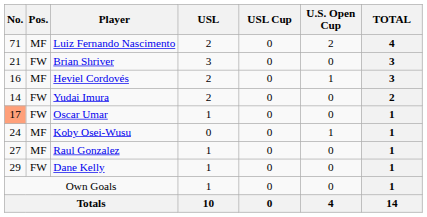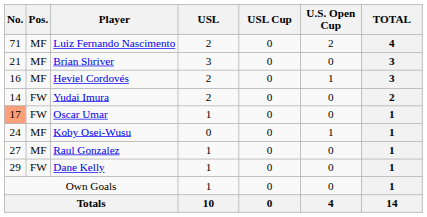(38, 61) FW -> (38, 61) MF
